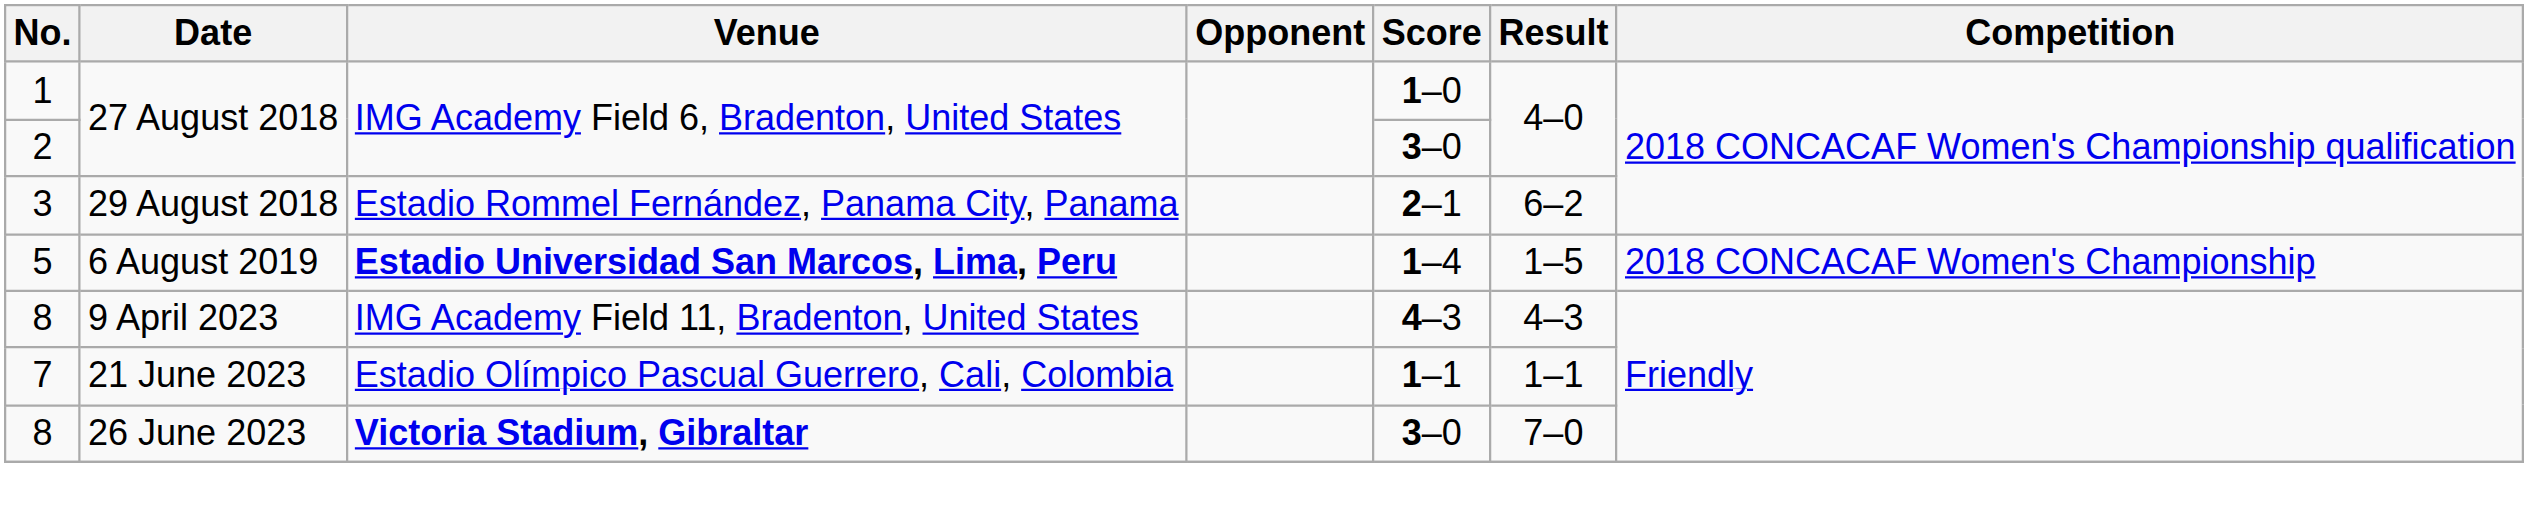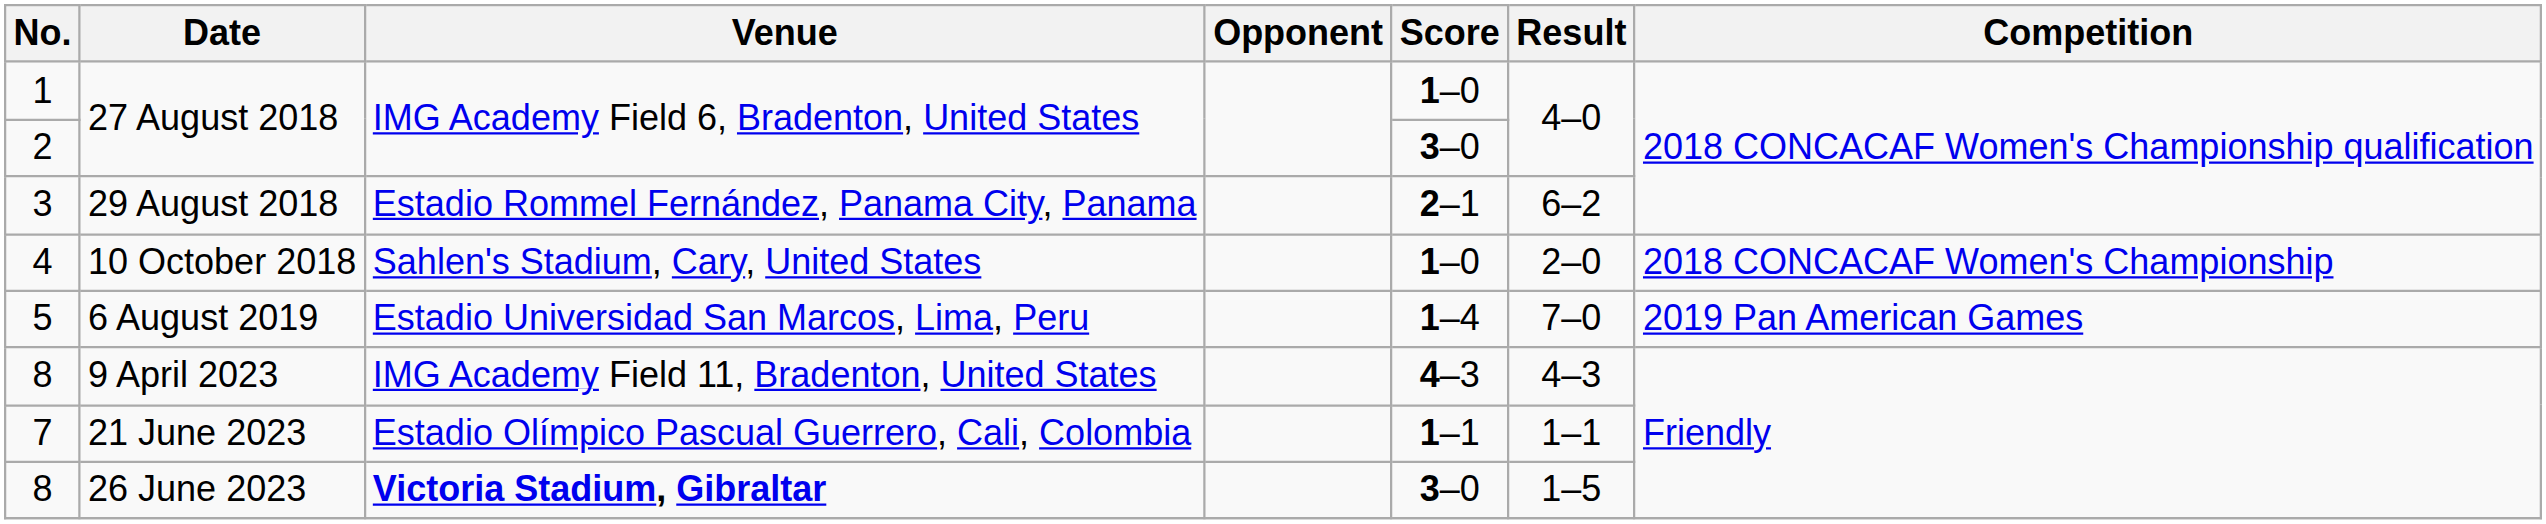+ row: (42, 261)
(736, 261) bold -> (731, 318) normal
(1553, 261) 1–5 -> (1571, 318) 7–0
(1970, 261) 2018 CONCACAF Women's Championship -> (1863, 318) 2019 Pan American Games
(1553, 432) 7–0 -> (1571, 489) 1–5
